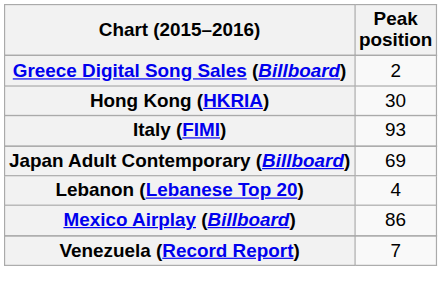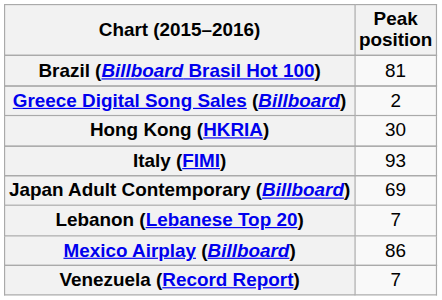+ row: (180, 70)
(396, 190) 4 -> (396, 220) 7
